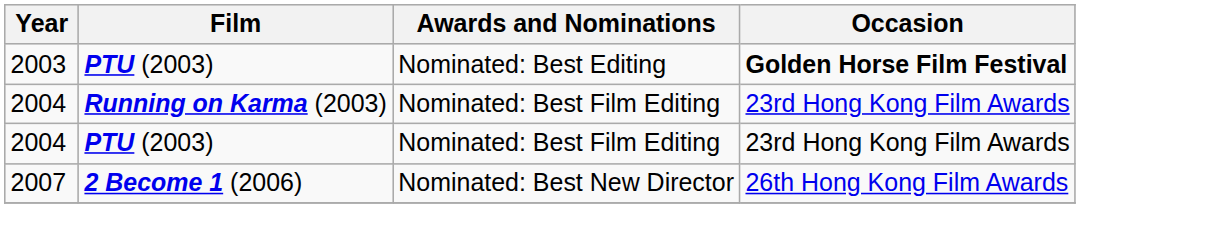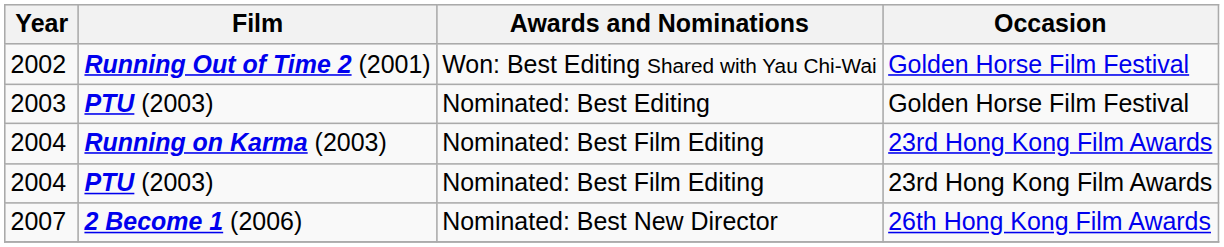+ row: (38, 63)
(906, 63) bold -> (1039, 103) normal
